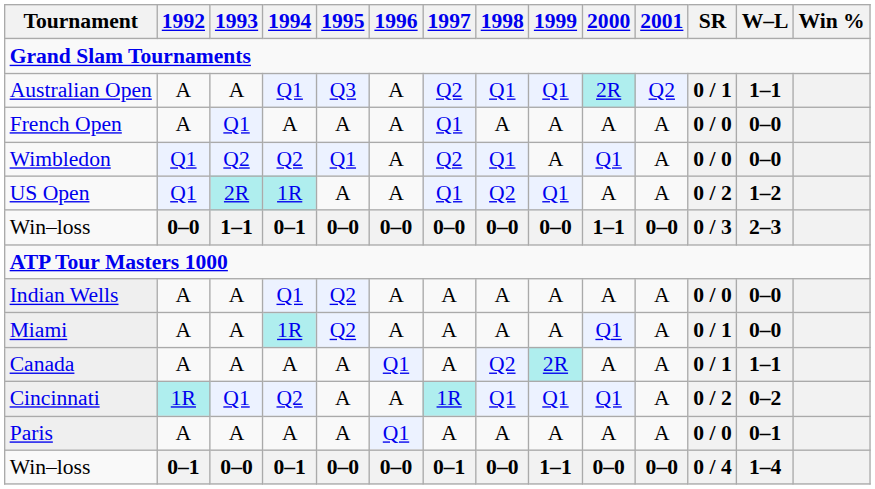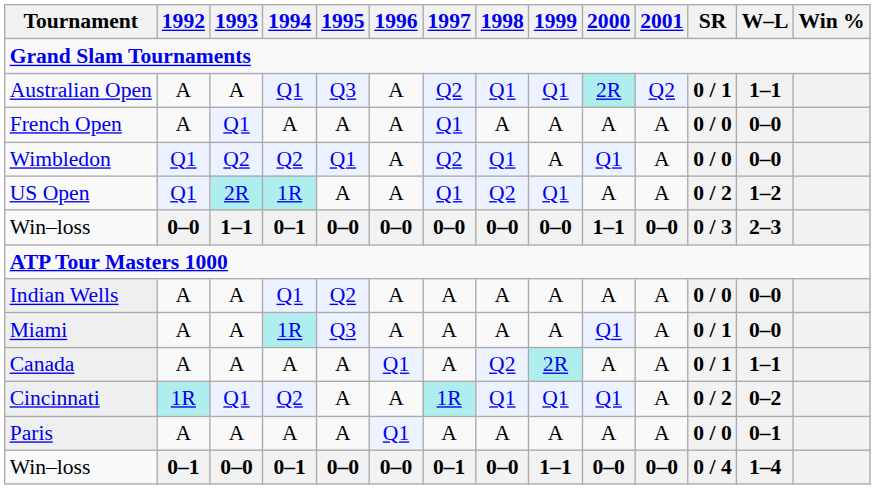(343, 329) Q2 -> (343, 329) Q3
